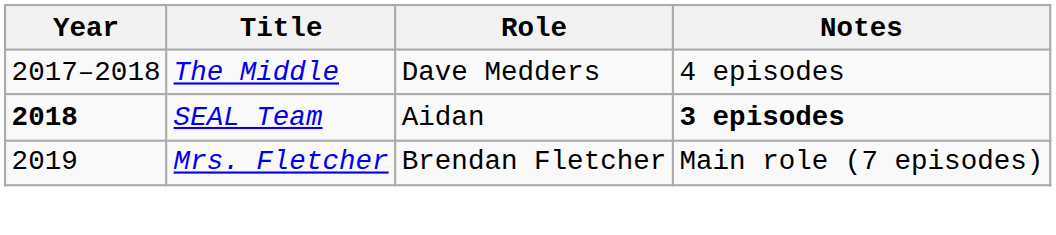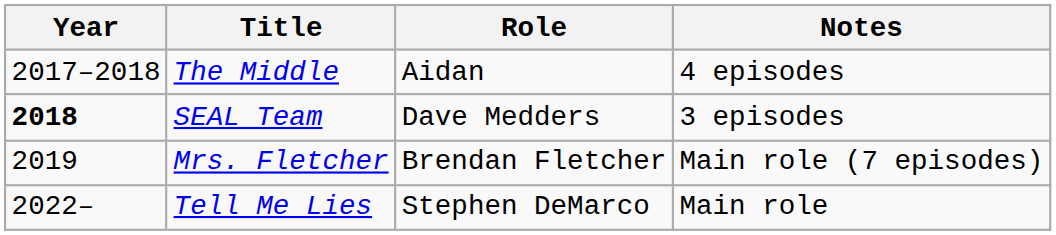(501, 72) Dave Medders -> (443, 72) Aidan
(443, 117) Aidan -> (501, 117) Dave Medders
(762, 117) bold -> (762, 117) normal
+ row: (273, 207)
